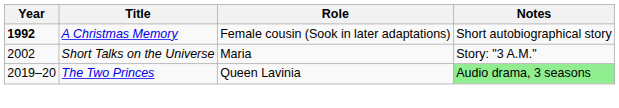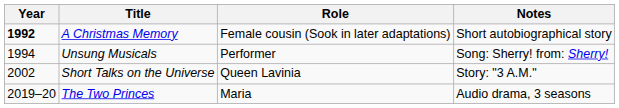+ row: (109, 53)
(236, 53) Maria -> (260, 73) Queen Lavinia
(260, 73) Queen Lavinia -> (236, 93) Maria
(524, 73) lightgreen background -> (524, 93) no background
